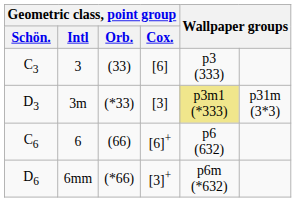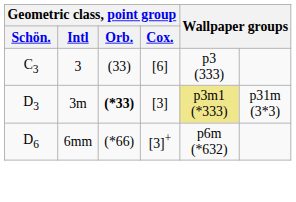(119, 104) normal -> (119, 104) bold
- row: (31, 141)
